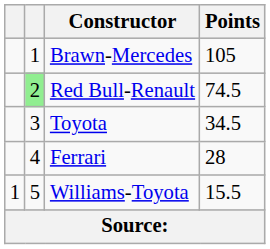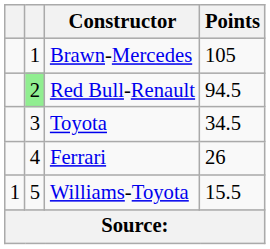(223, 89) 74.5 -> (223, 89) 94.5
(215, 157) 28 -> (215, 157) 26
